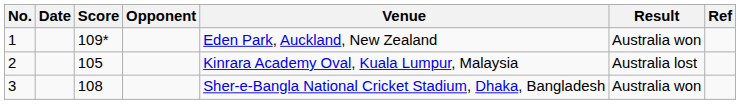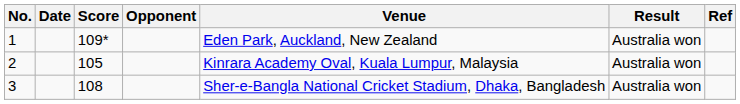(655, 63) Australia lost -> (657, 63) Australia won
